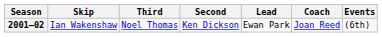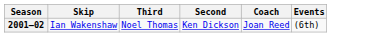- column: (266, 11)
